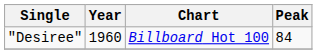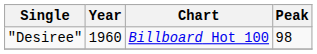(284, 38) 84 -> (284, 38) 98
